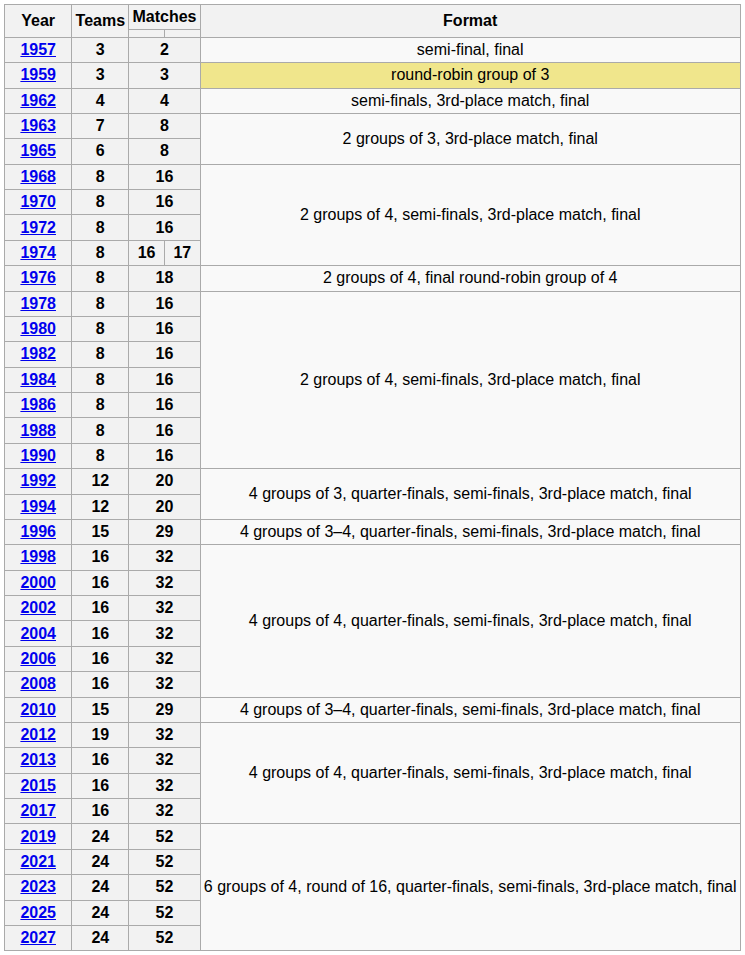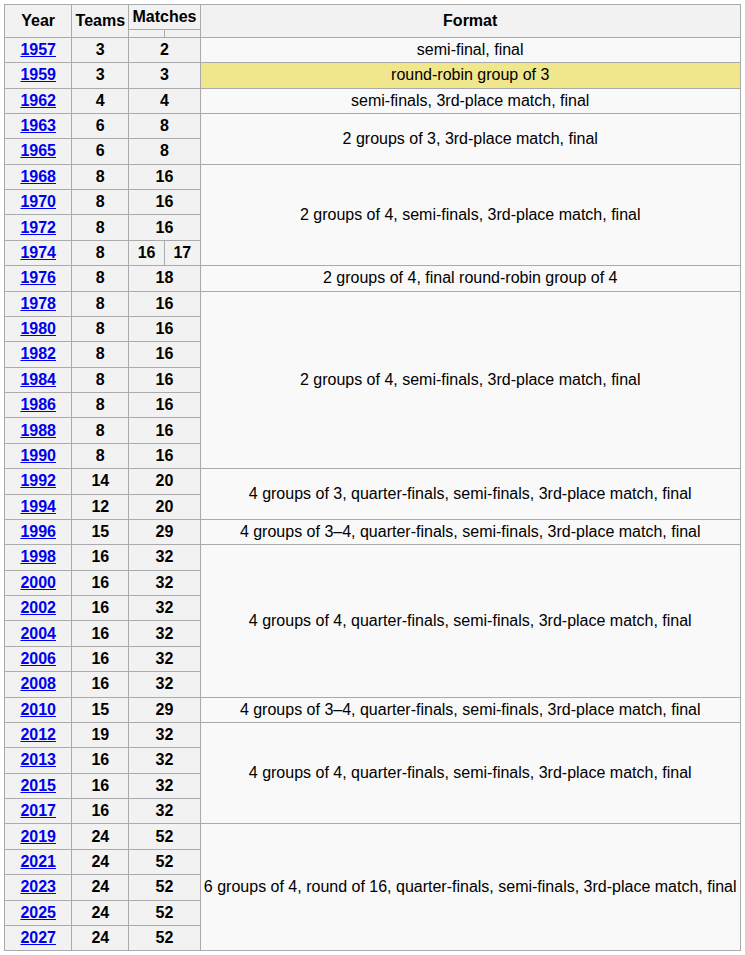(100, 126) 7 -> (100, 126) 6
(100, 481) 12 -> (100, 481) 14
